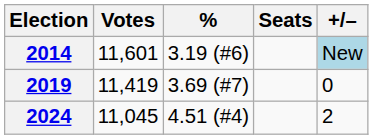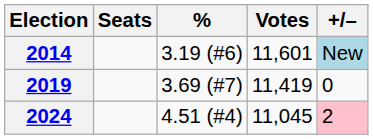columns swapped: (128, 20) <-> (286, 20)
(328, 117) no background -> (328, 117) pink background
